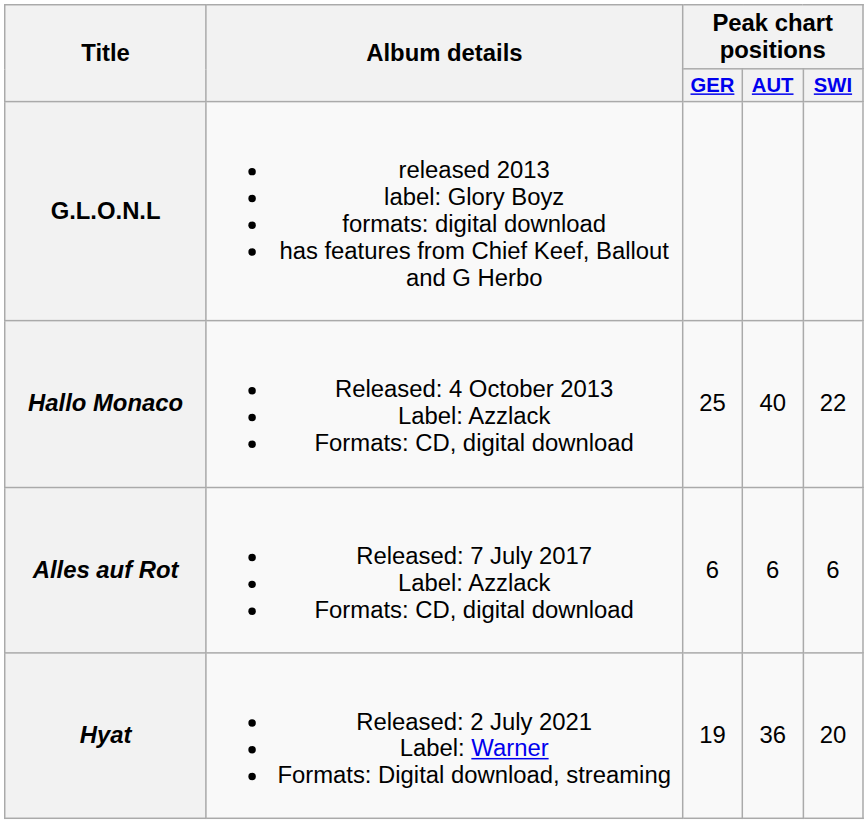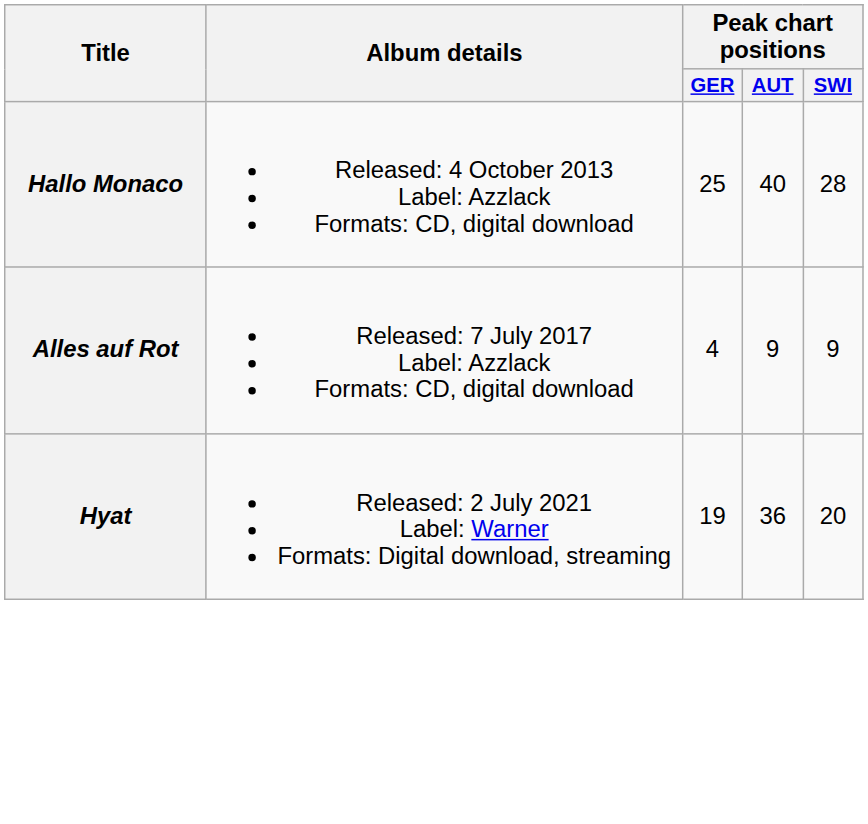- row: (106, 210)
(833, 403) 22 -> (833, 184) 28
(712, 569) 6 -> (712, 349) 4
(773, 569) 6 -> (773, 349) 9
(833, 569) 6 -> (833, 349) 9
